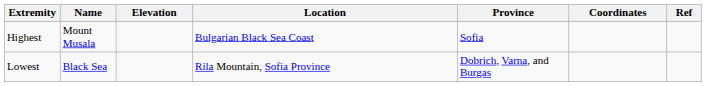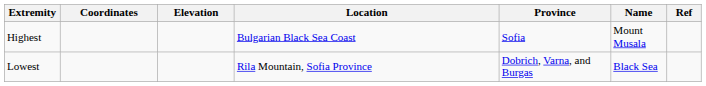columns swapped: (88, 13) <-> (618, 13)
